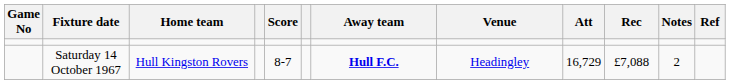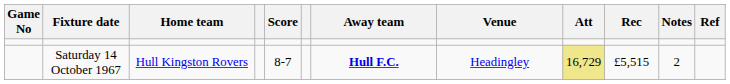(584, 62) no background -> (584, 62) khaki background
(631, 62) £7,088 -> (631, 62) £5,515
